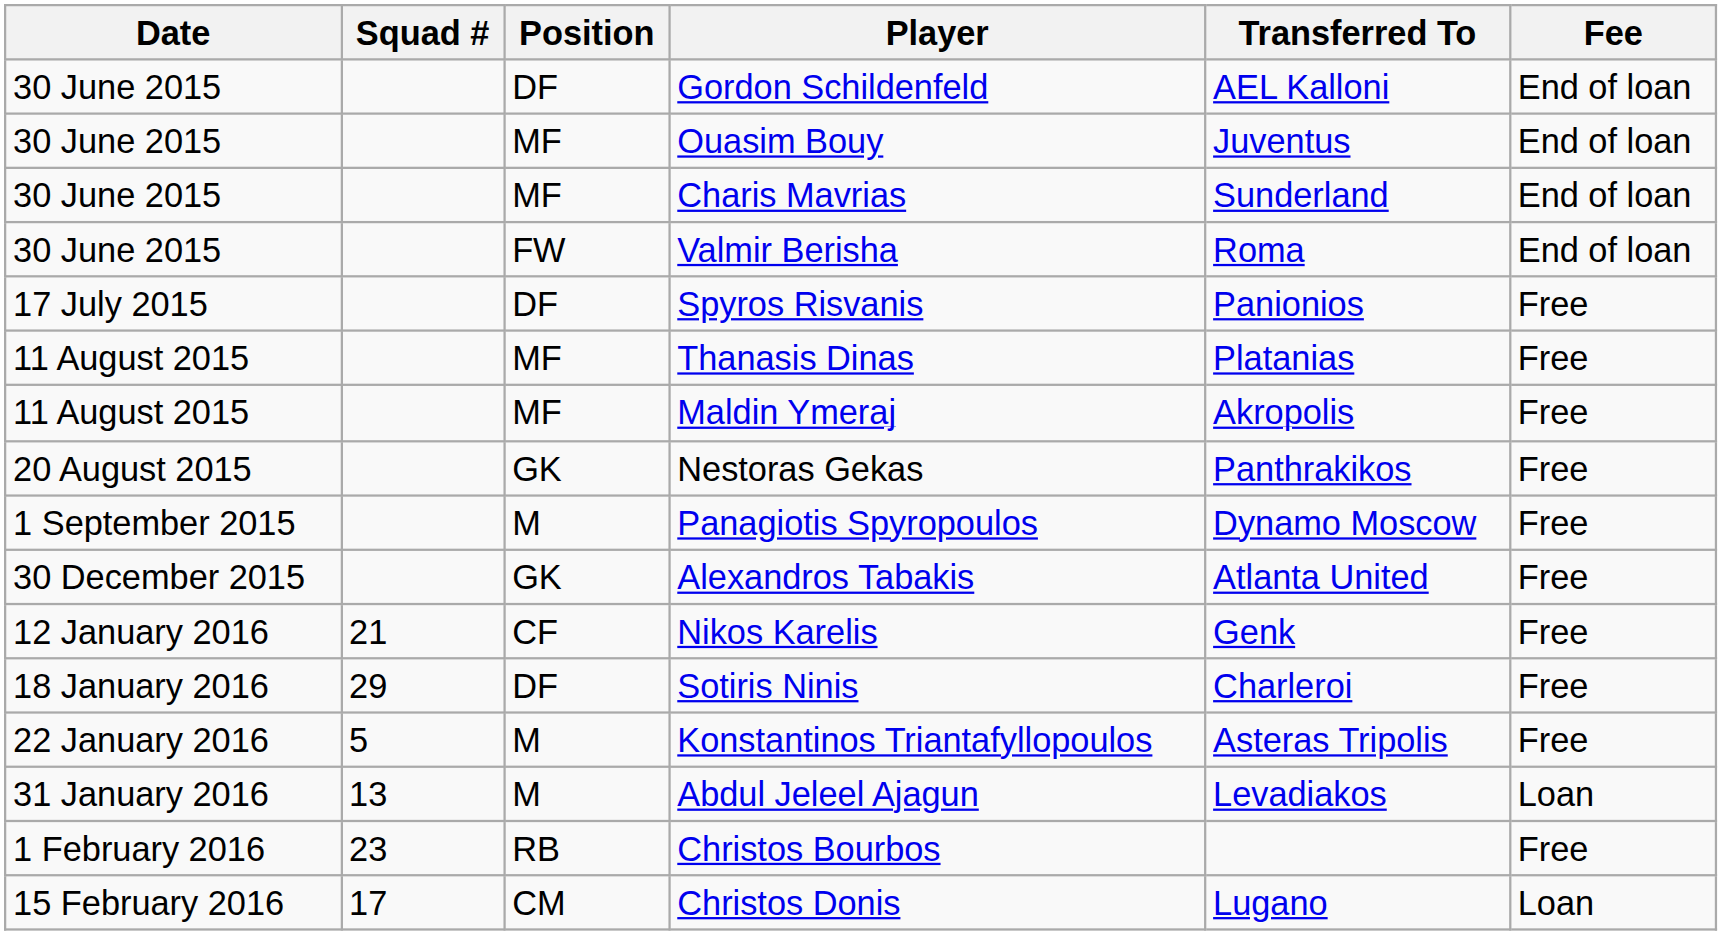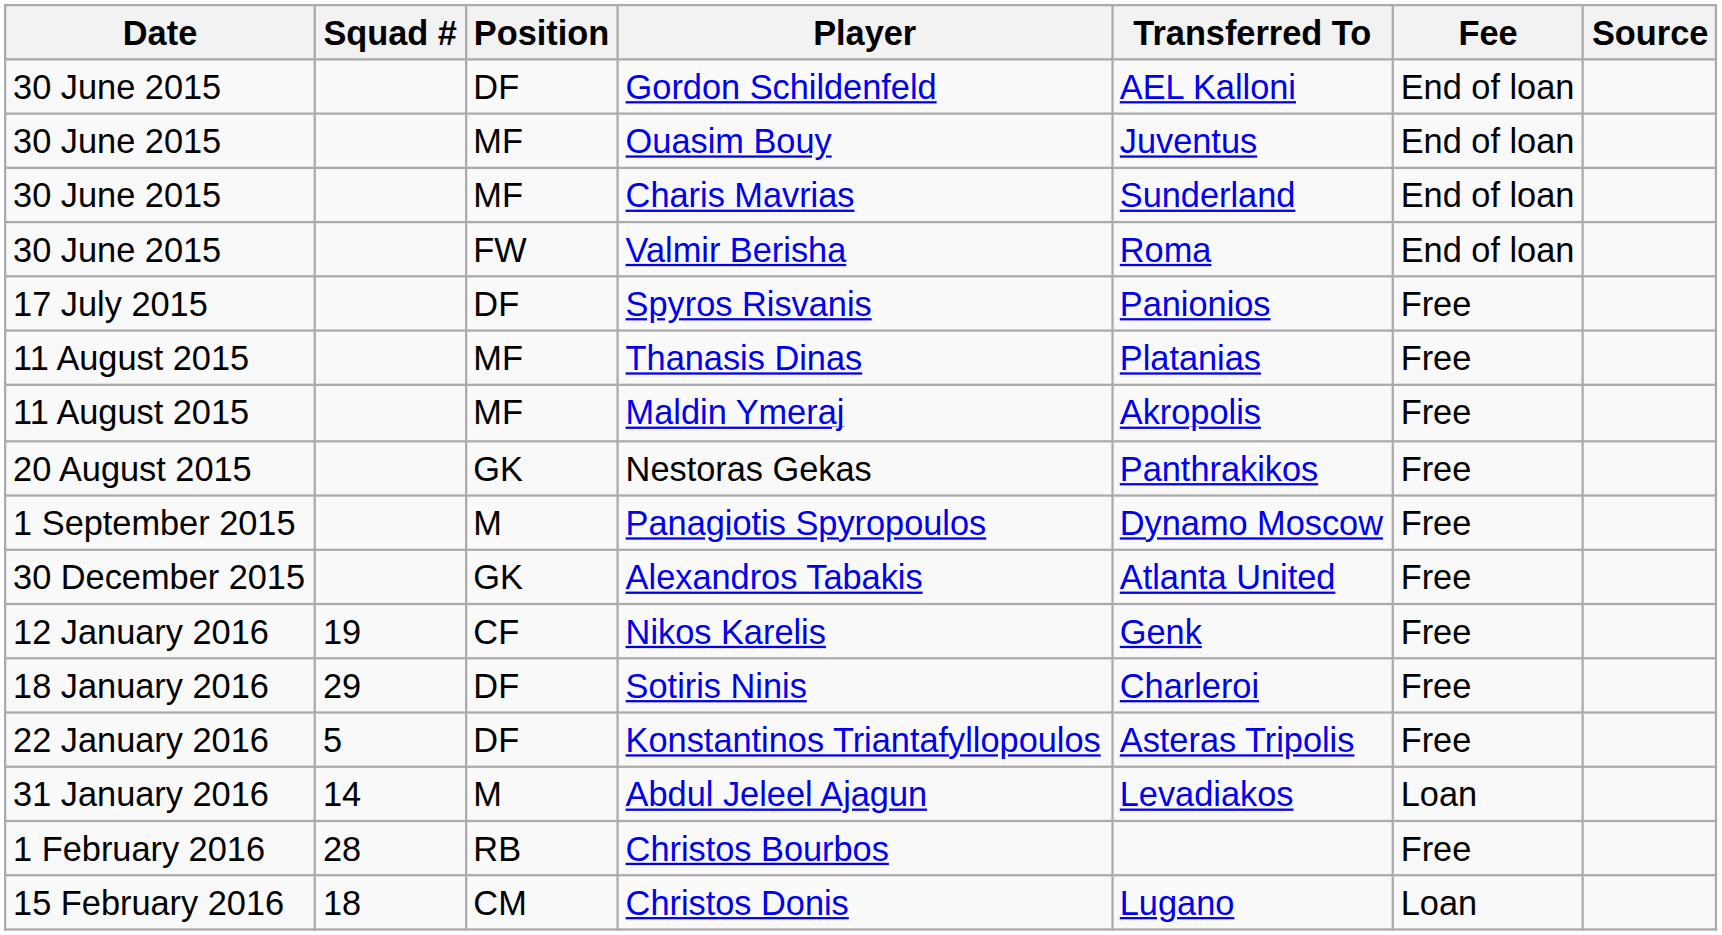+ column: (1650, 33)
(368, 631) 21 -> (342, 631) 19
(526, 739) M -> (496, 739) DF
(368, 794) 13 -> (342, 794) 14
(368, 848) 23 -> (342, 848) 28
(368, 903) 17 -> (342, 903) 18
